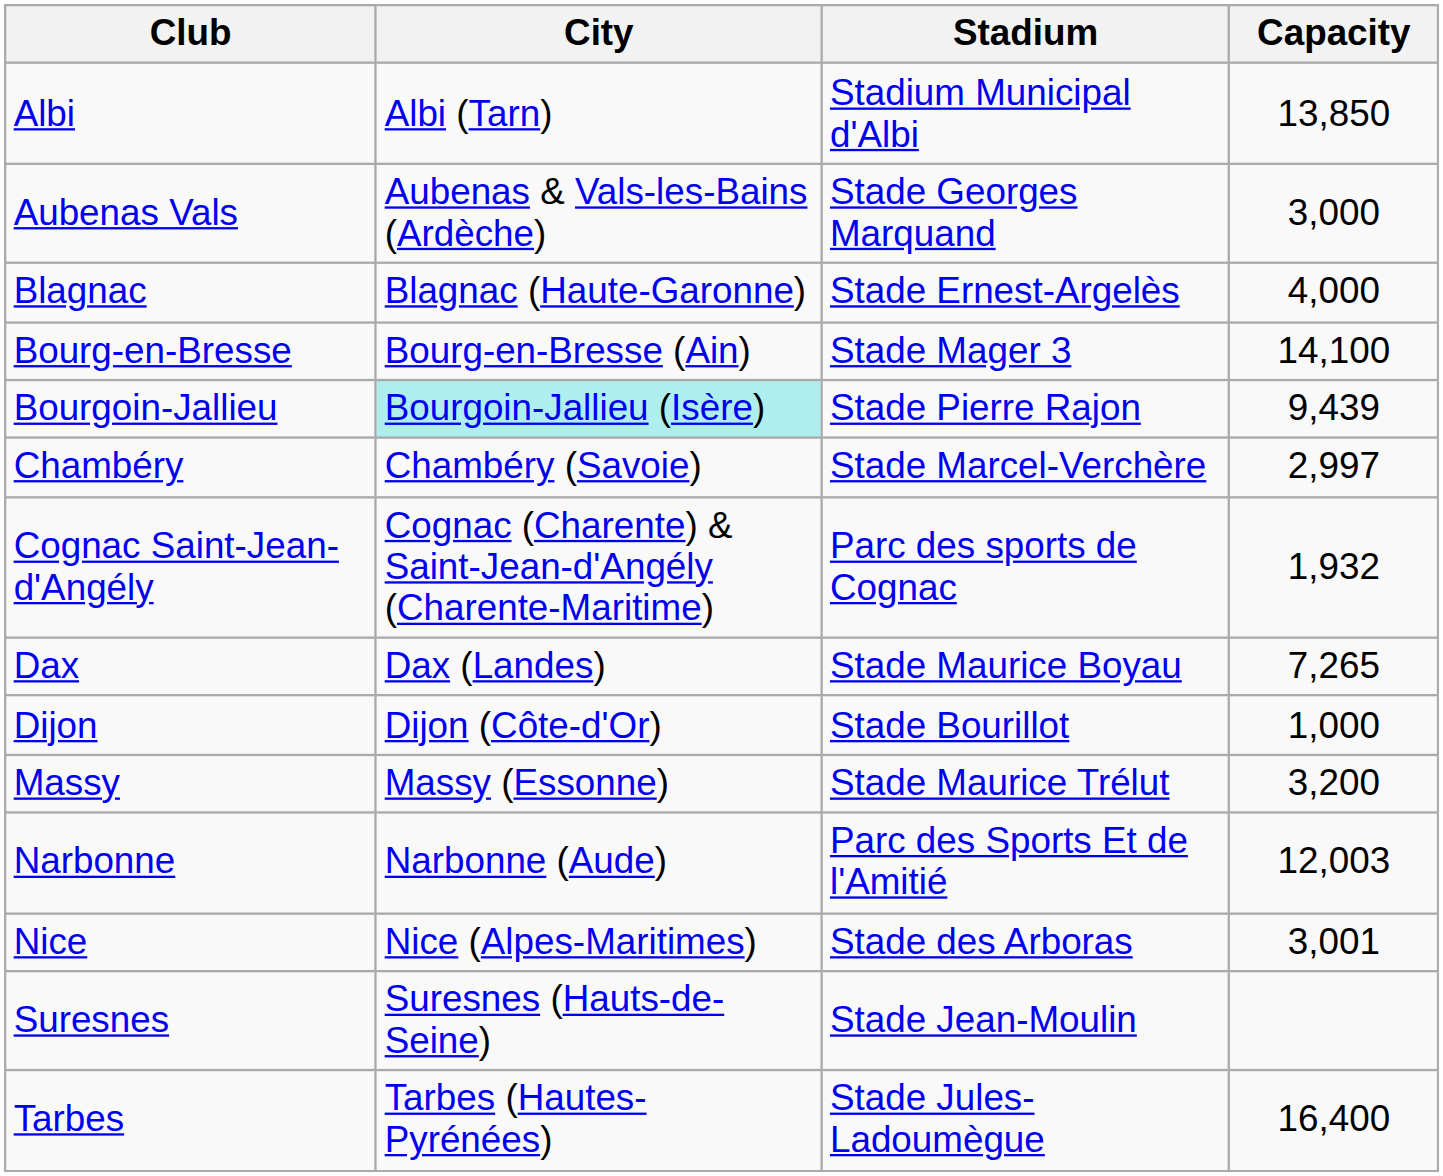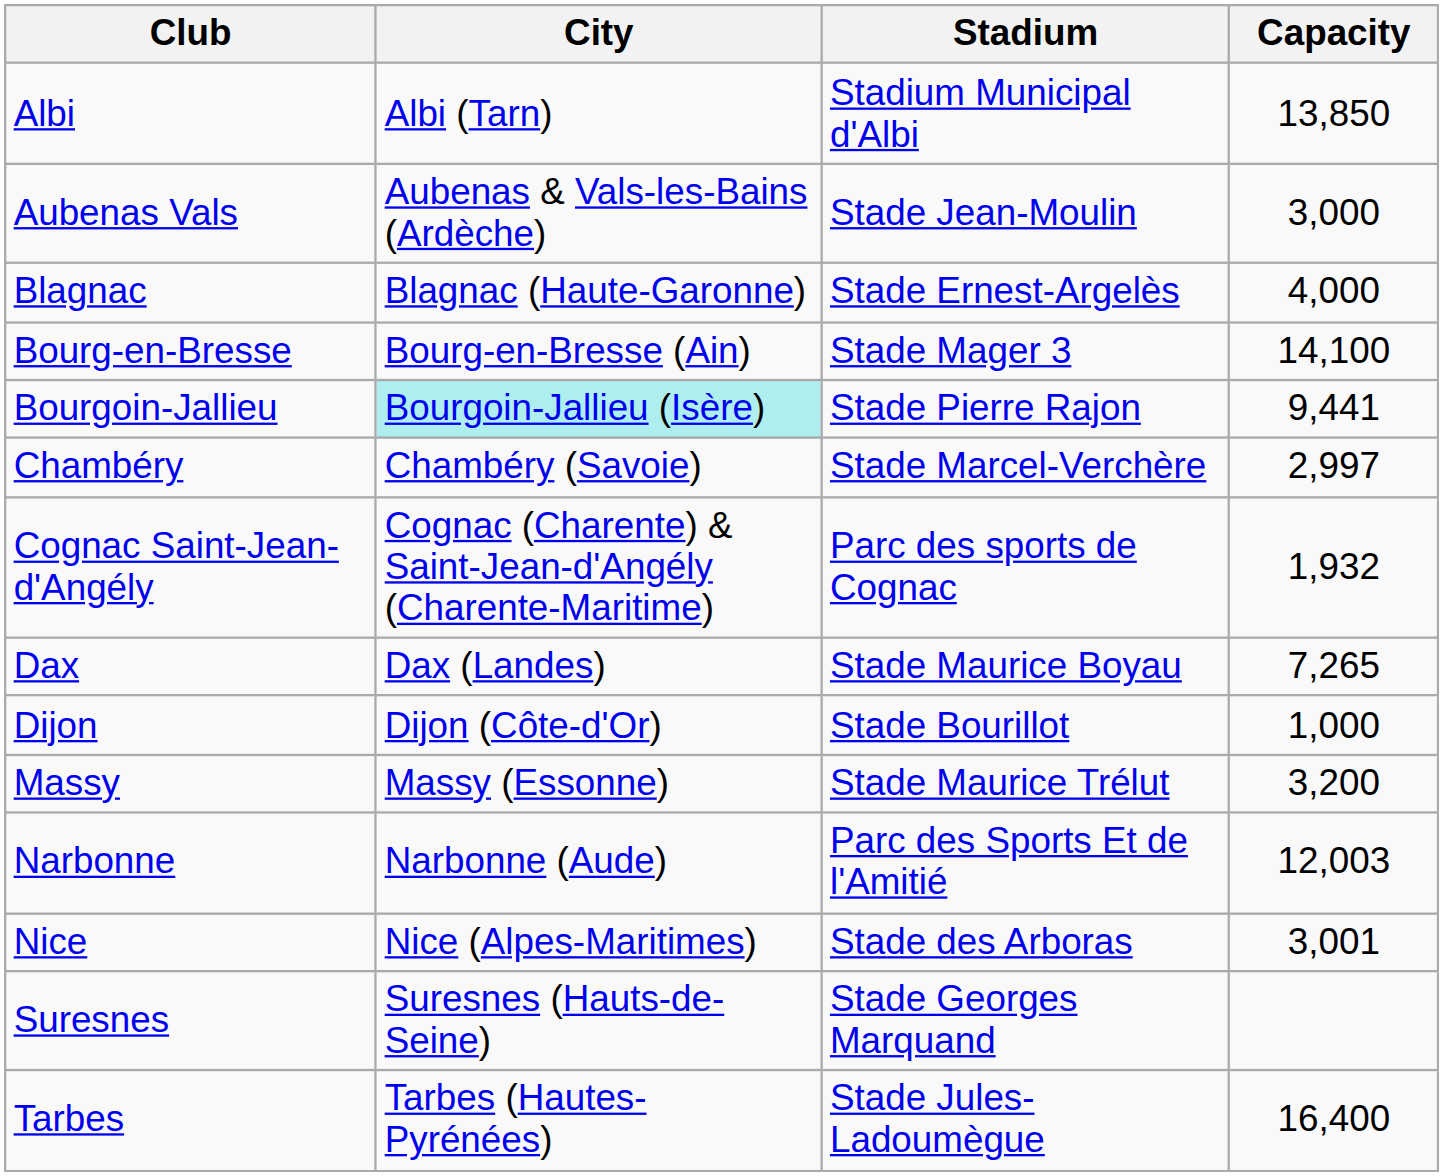(954, 212) Stade Georges Marquand -> (983, 212) Stade Jean-Moulin
(1334, 408) 9,439 -> (1334, 408) 9,441
(983, 1020) Stade Jean-Moulin -> (954, 1020) Stade Georges Marquand
